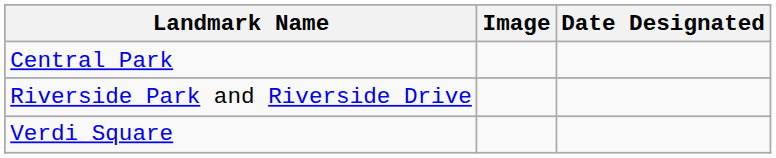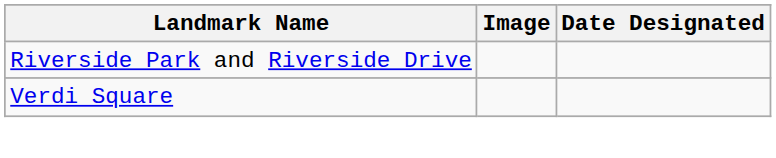- row: (92, 60)
